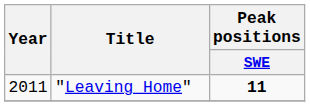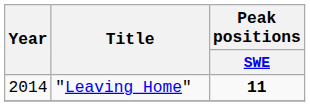(28, 88) 2011 -> (28, 88) 2014
